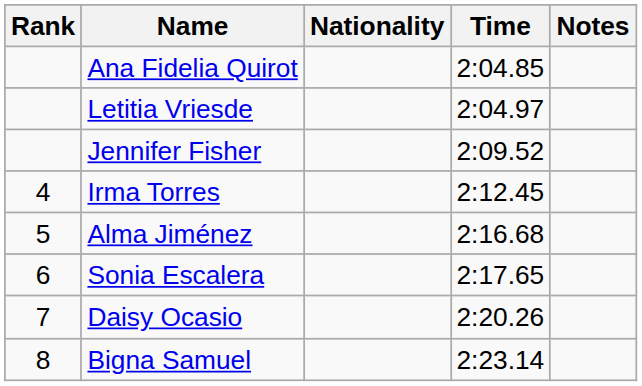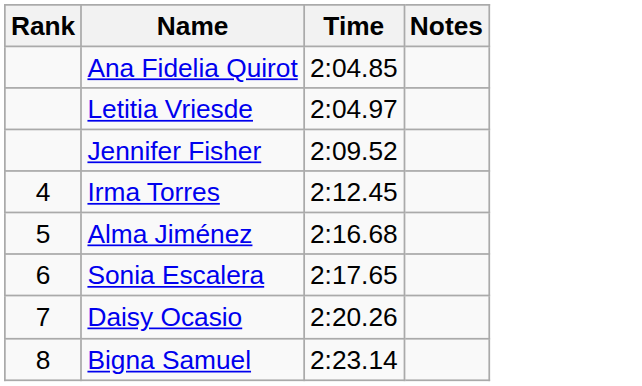- column: (377, 26)
